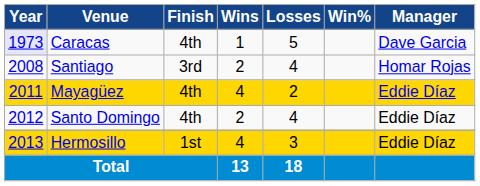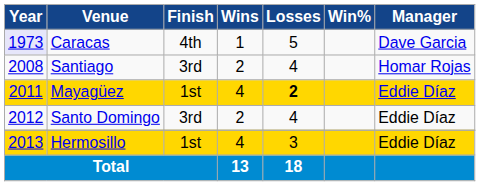(190, 92) 4th -> (190, 92) 1st
(293, 92) normal -> (293, 92) bold
(190, 117) 4th -> (190, 117) 3rd
